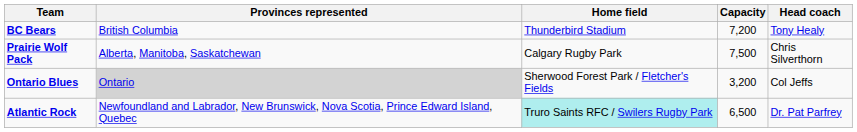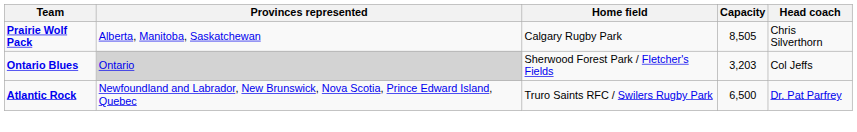- row: (31, 30)
(743, 53) 7,500 -> (743, 36) 8,505
(743, 83) 3,200 -> (743, 65) 3,203
(618, 112) paleturquoise background -> (619, 95) no background
